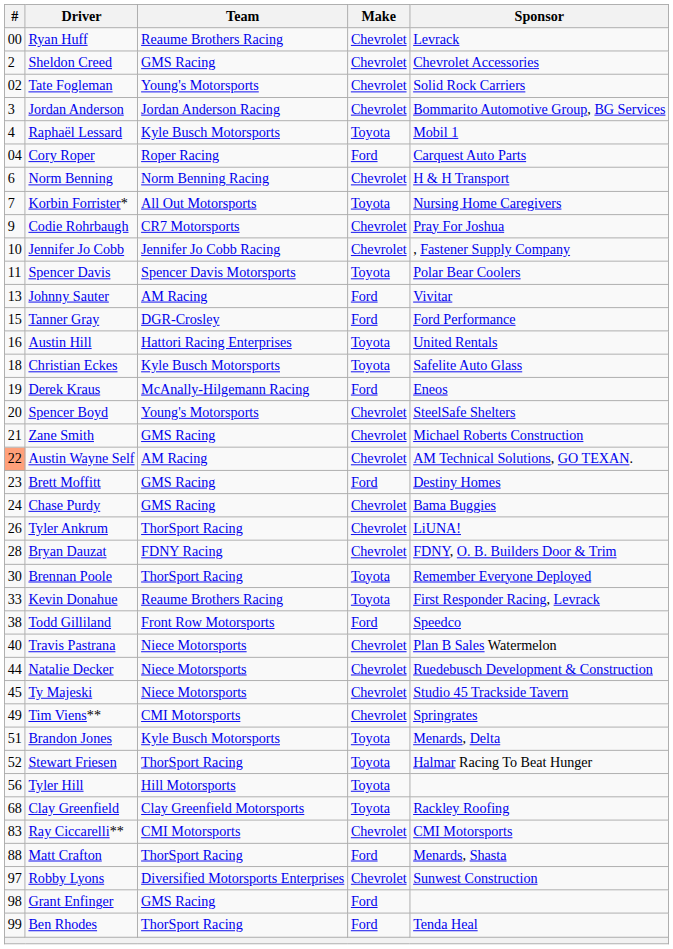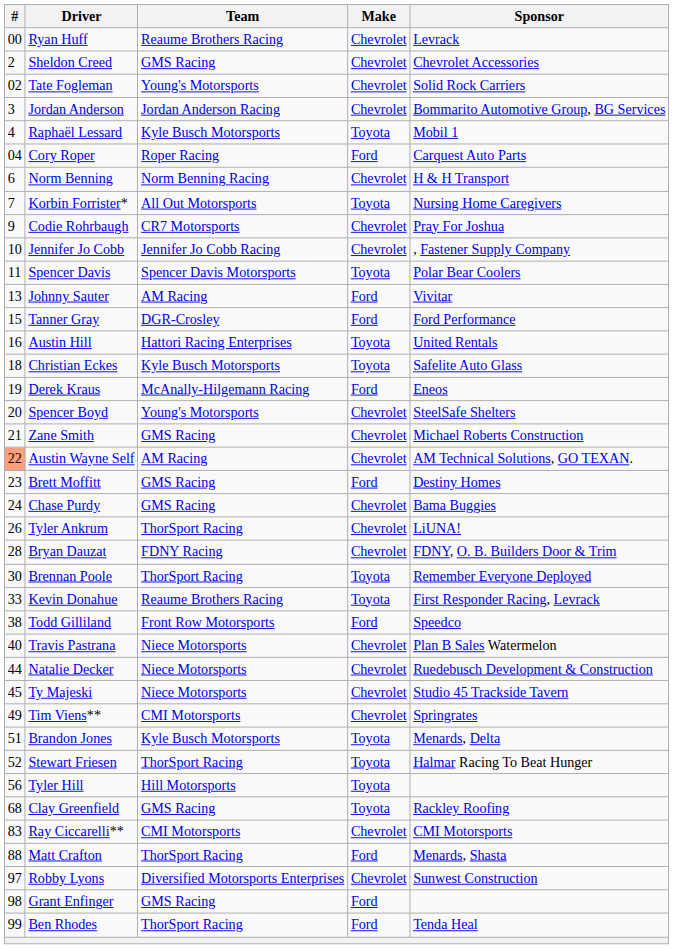(223, 808) Clay Greenfield Motorsports -> (178, 808) GMS Racing
